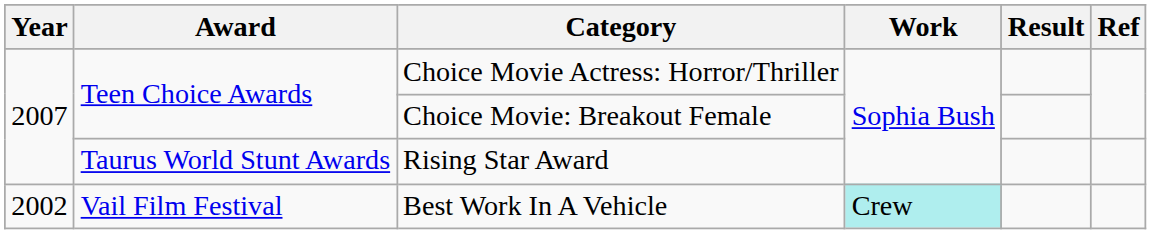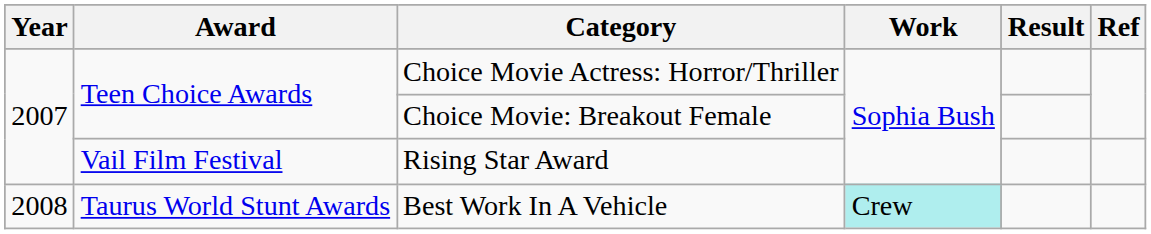(235, 160) Taurus World Stunt Awards -> (182, 160) Vail Film Festival
(40, 205) 2002 -> (40, 205) 2008
(182, 205) Vail Film Festival -> (235, 205) Taurus World Stunt Awards
